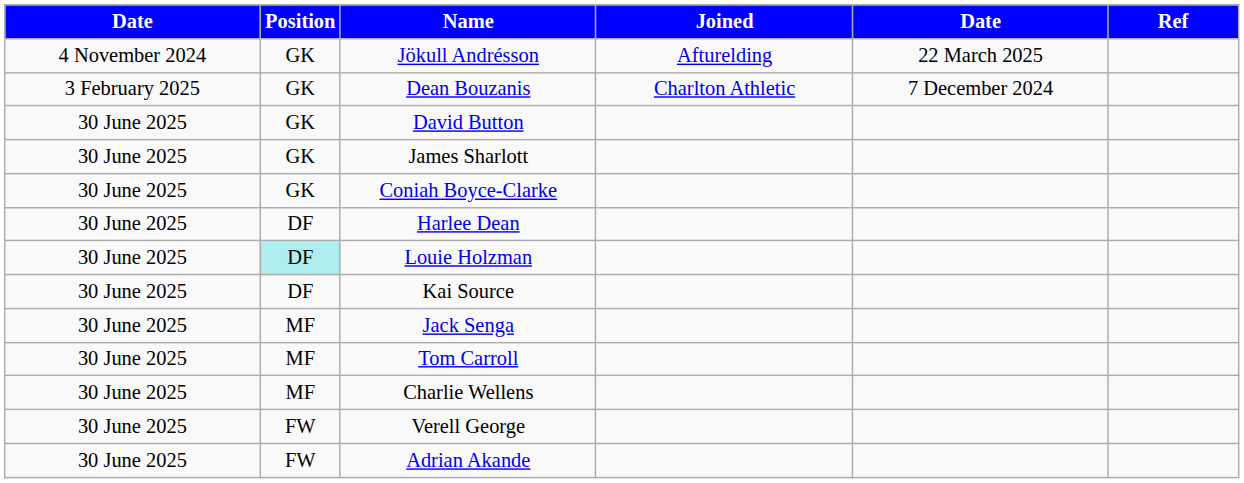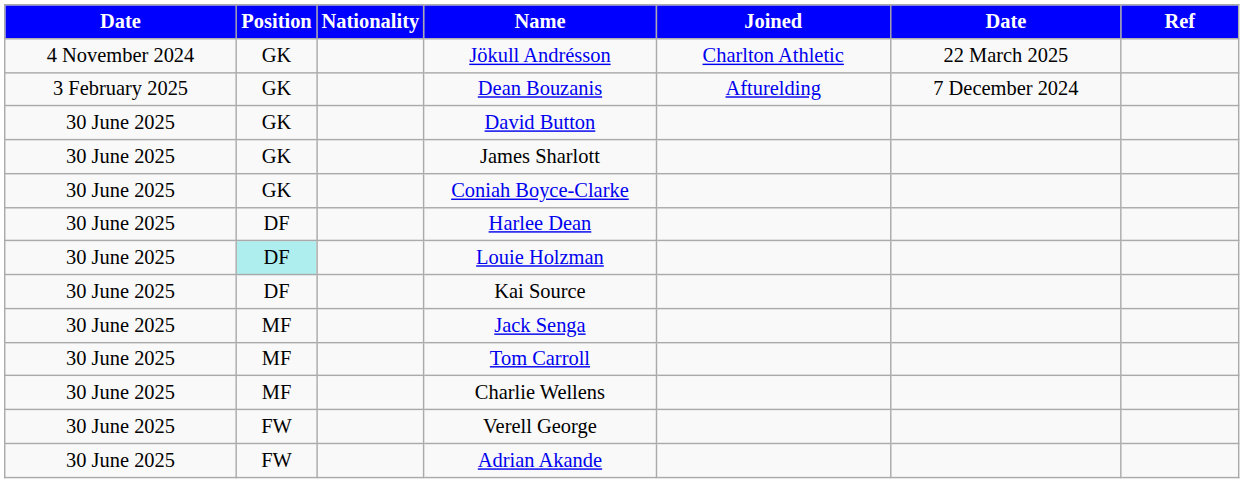+ column: (370, 21)
(725, 55) Afturelding -> (773, 55) Charlton Athletic
(725, 89) Charlton Athletic -> (773, 89) Afturelding
